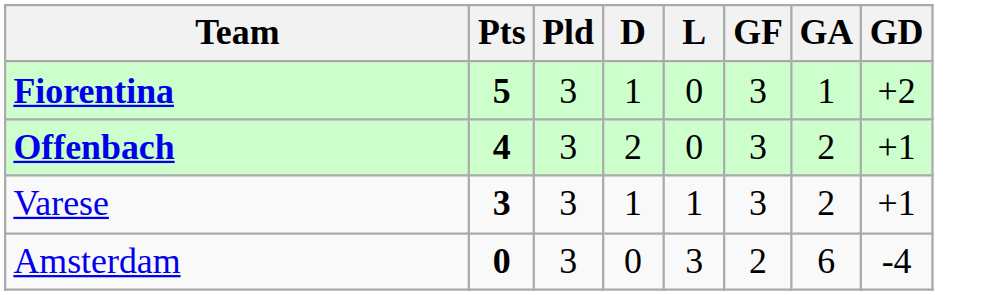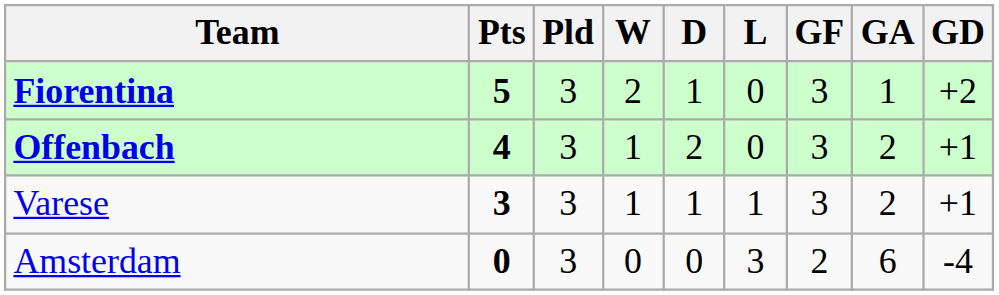+ column: (633, 32)
